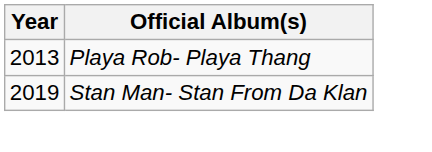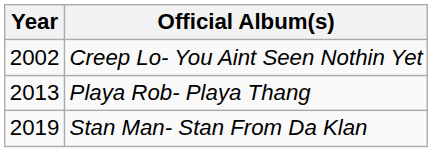+ row: (246, 57)
